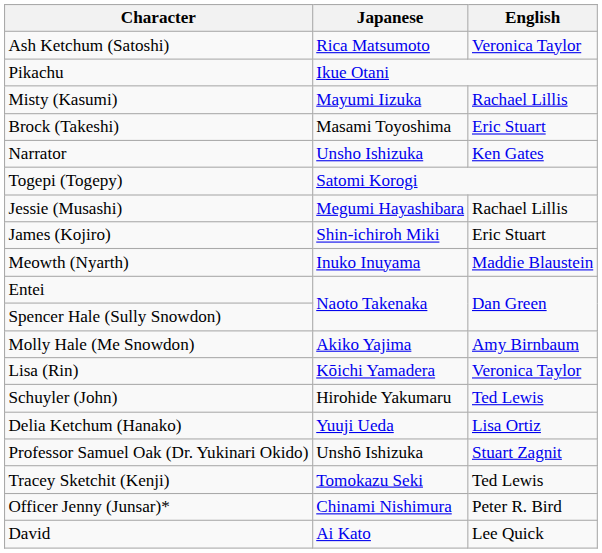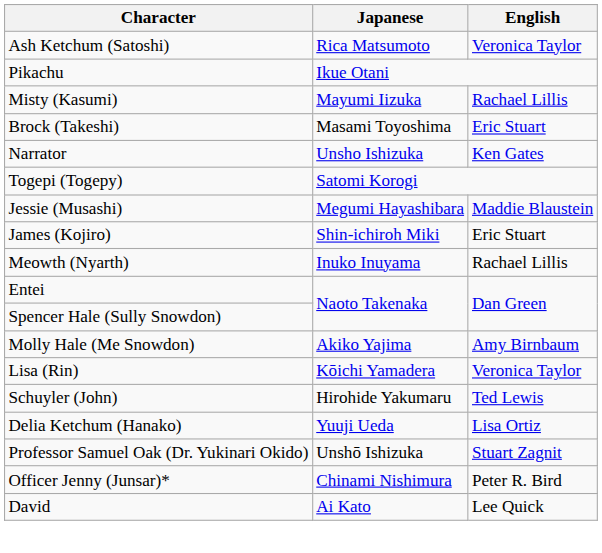(520, 208) Rachael Lillis -> (533, 208) Maddie Blaustein
(533, 262) Maddie Blaustein -> (520, 262) Rachael Lillis
- row: (89, 479)
